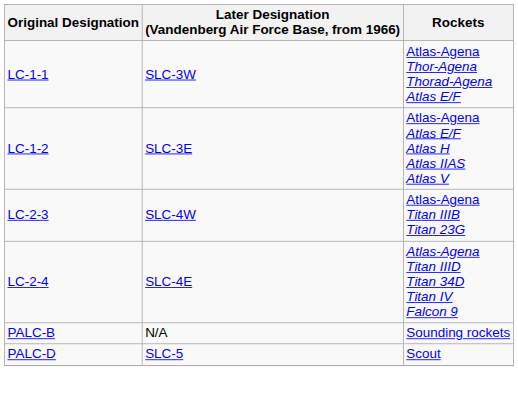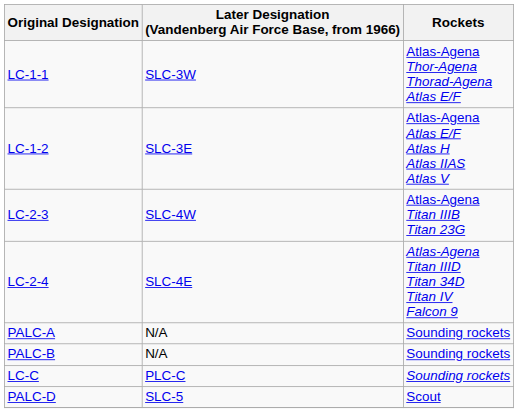+ row: (31, 333)
+ row: (23, 376)
